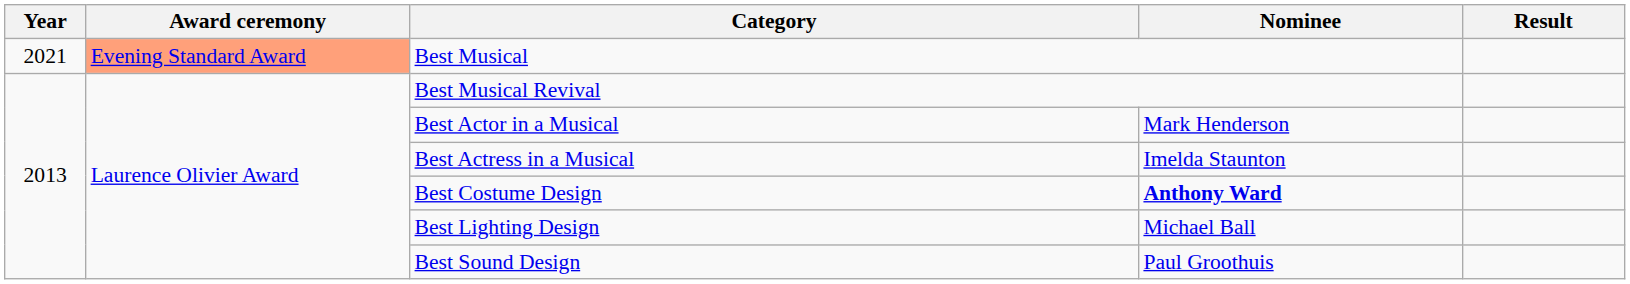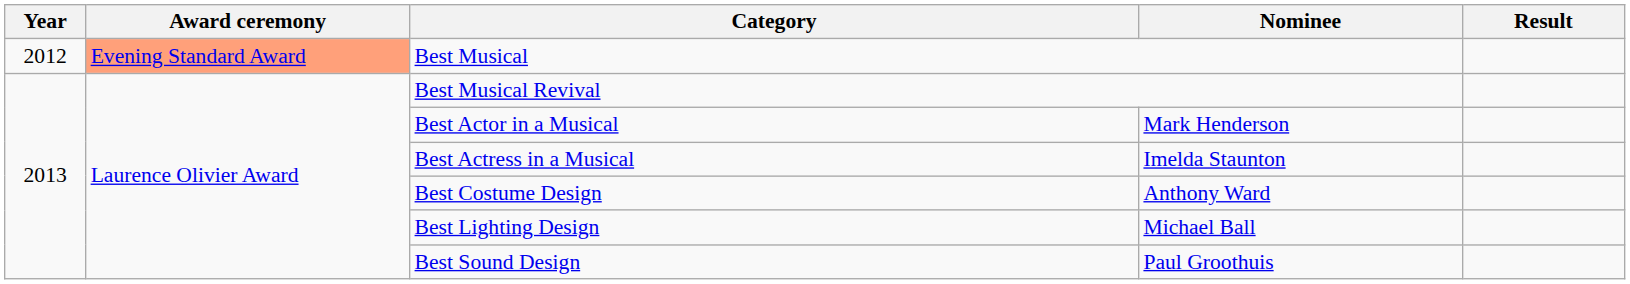(45, 55) 2021 -> (45, 55) 2012
(1213, 192) bold -> (1207, 192) normal
